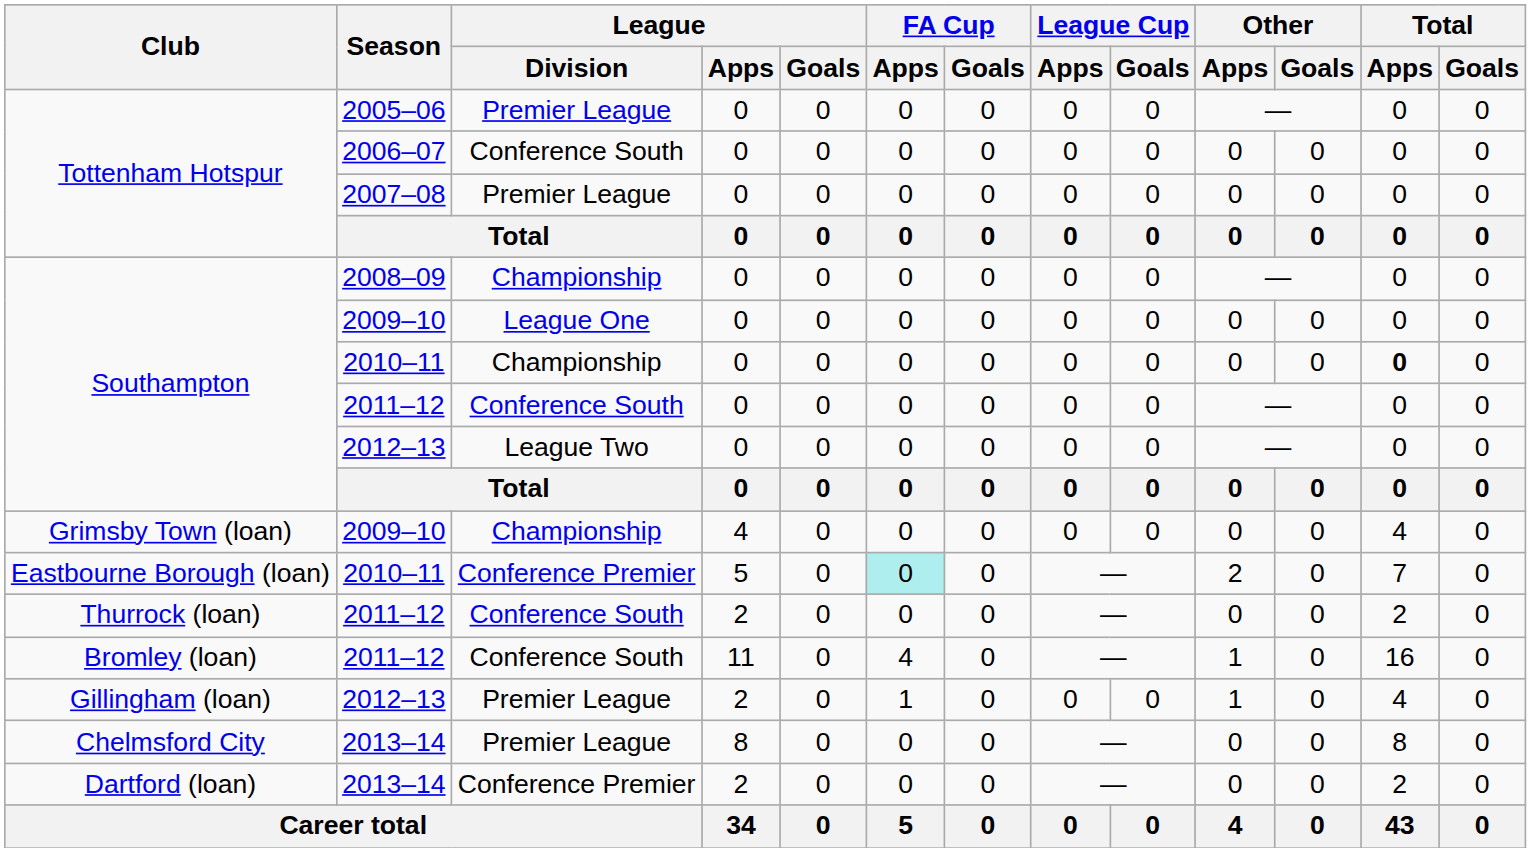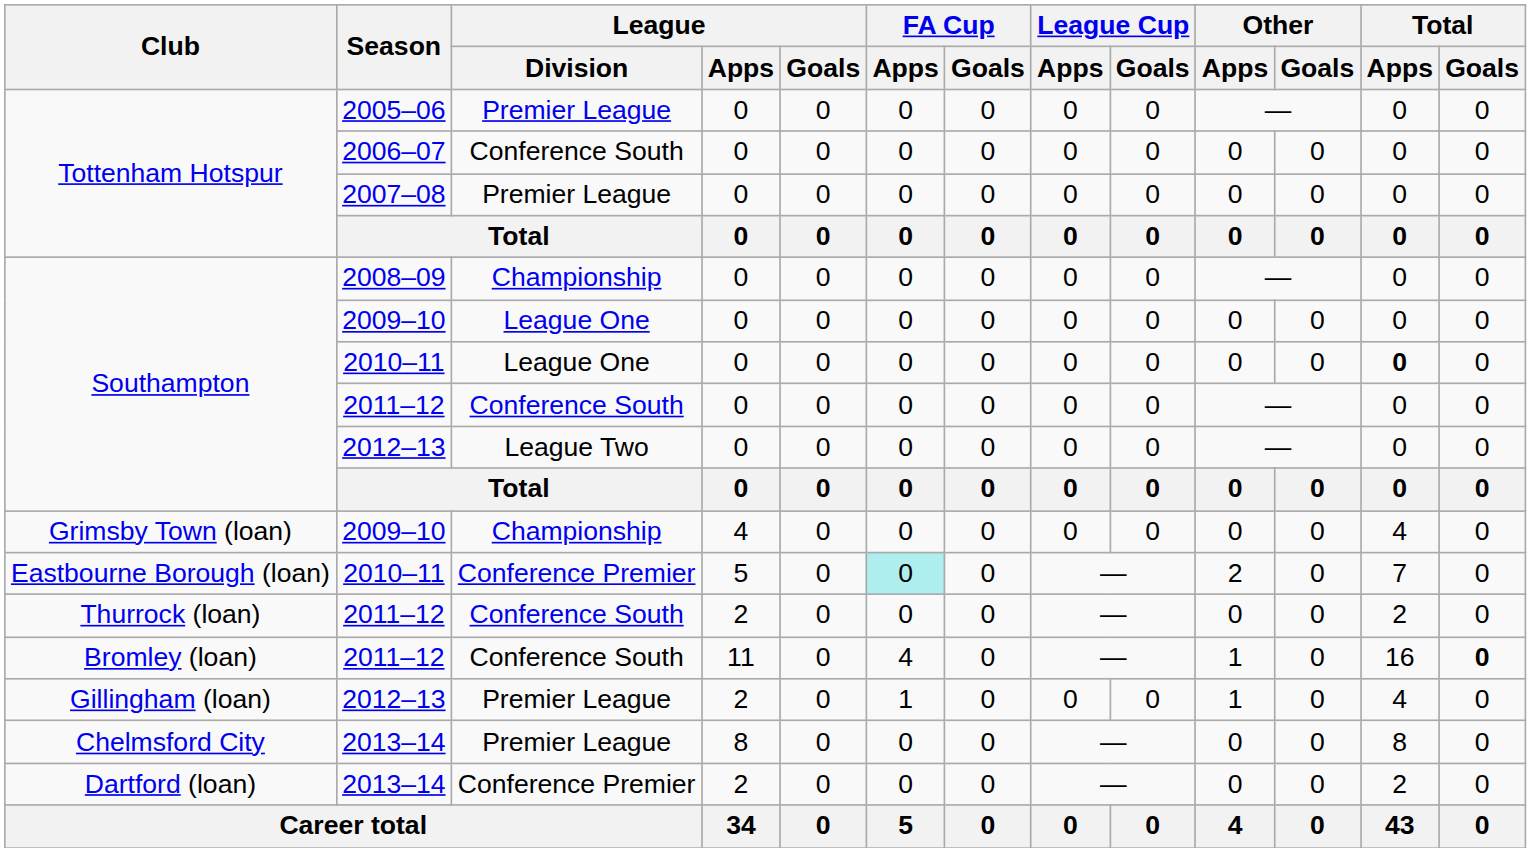(577, 362) Championship -> (577, 362) League One
(1482, 657) normal -> (1482, 657) bold
